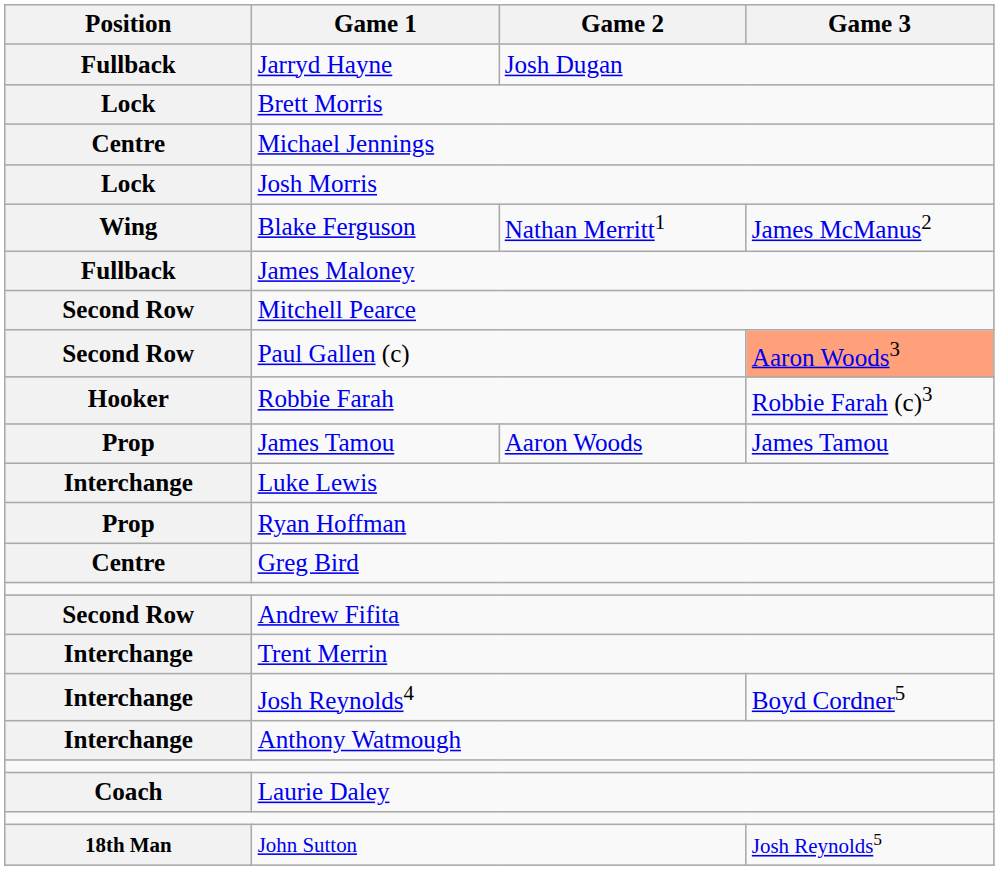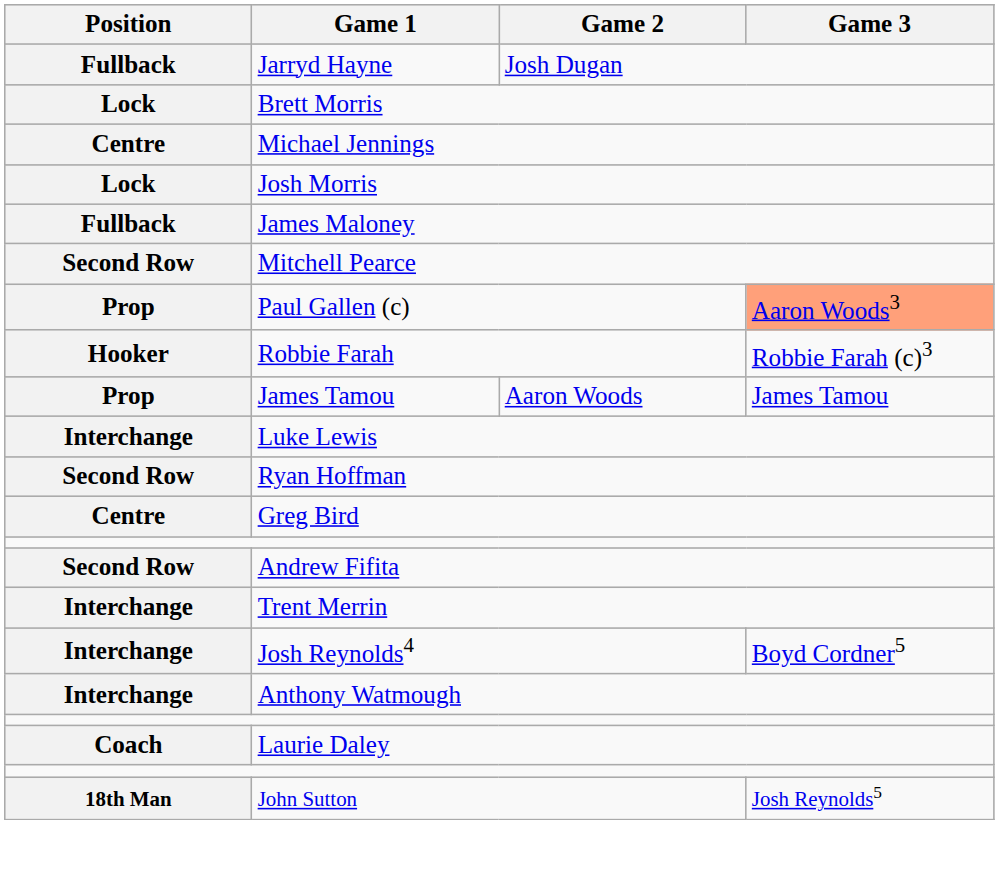- row: (337, 226)
(128, 353) Second Row -> (128, 306) Prop
(128, 522) Prop -> (128, 476) Second Row
